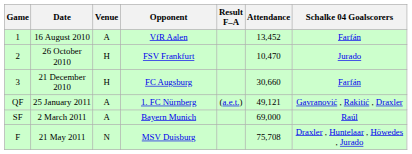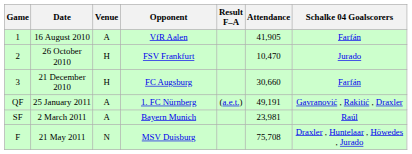(269, 37) 13,452 -> (269, 37) 41,905
(269, 102) 49,121 -> (269, 102) 49,191
(269, 117) 69,000 -> (269, 117) 23,981
